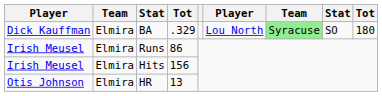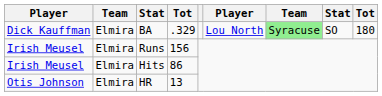(176, 48) 86 -> (179, 48) 156
(179, 65) 156 -> (176, 65) 86
